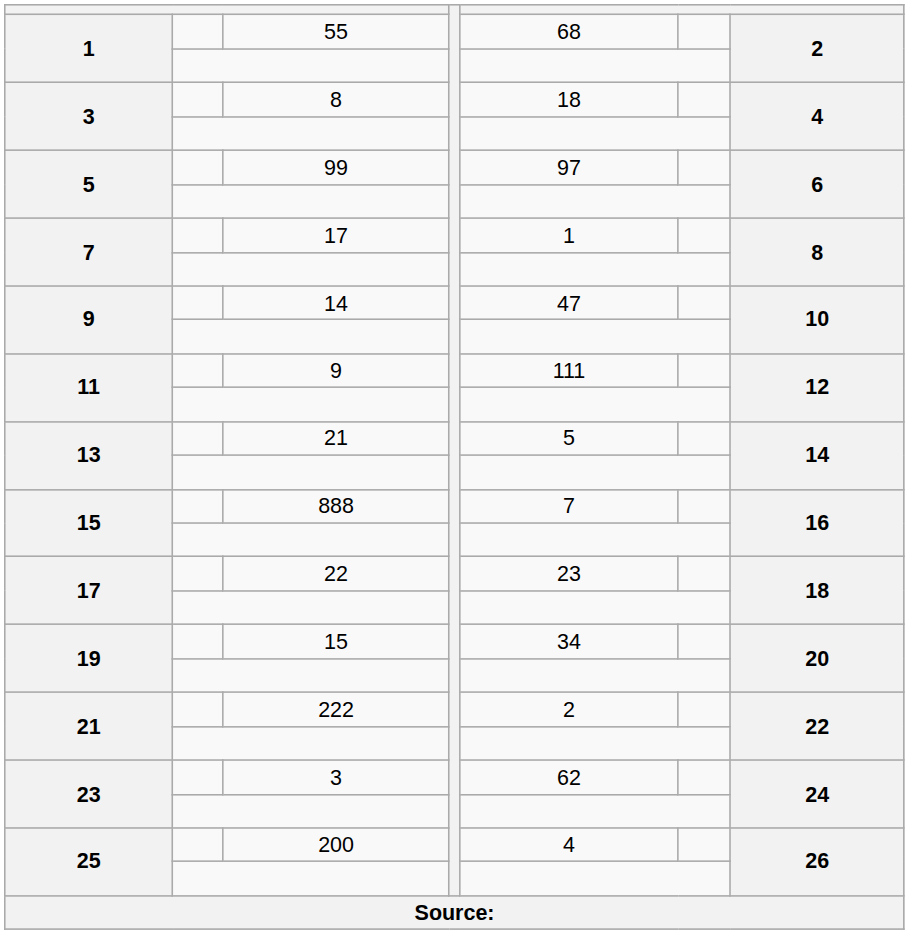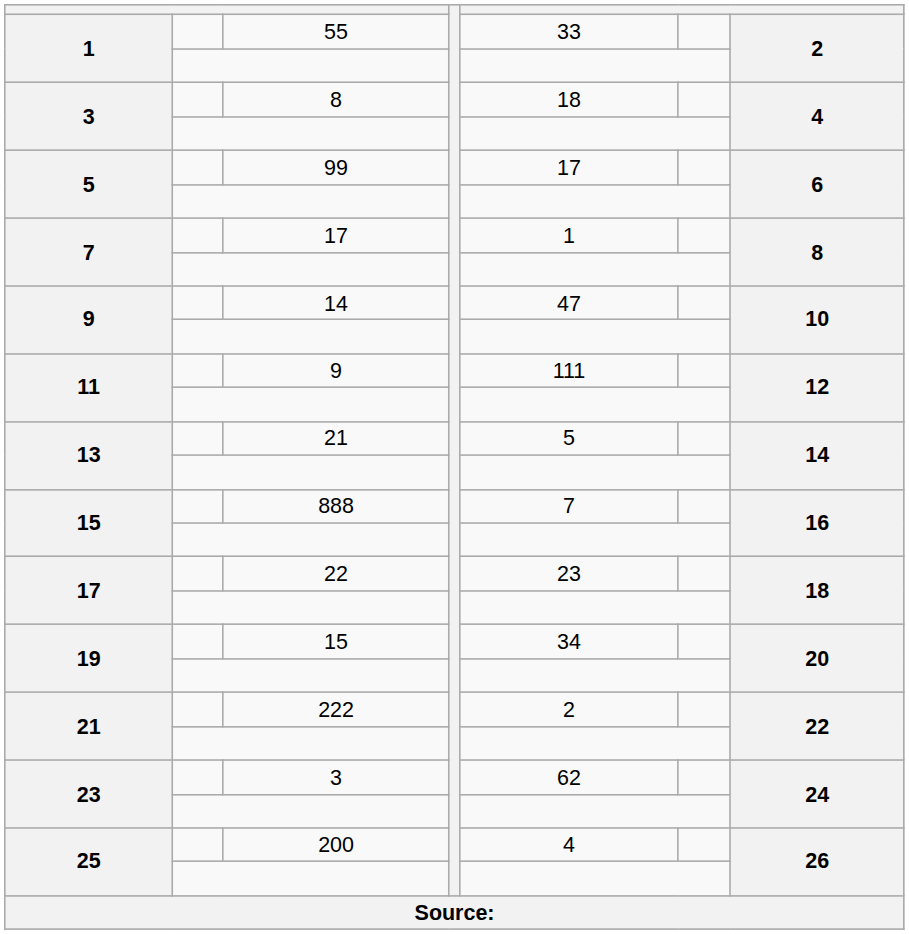(569, 31) 68 -> (569, 31) 33
(569, 167) 97 -> (569, 167) 17
